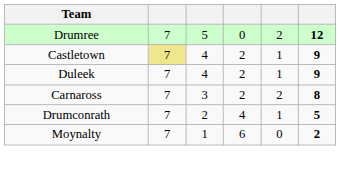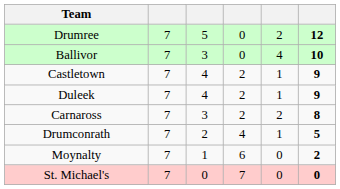+ row: (76, 54)
(167, 54) khaki background -> (167, 74) no background
+ row: (76, 174)
